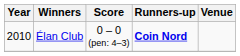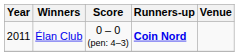(19, 36) 2010 -> (19, 36) 2011
